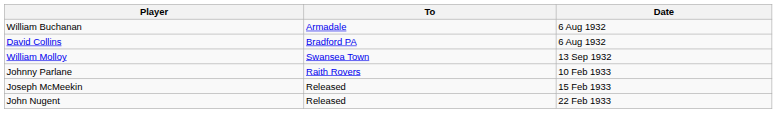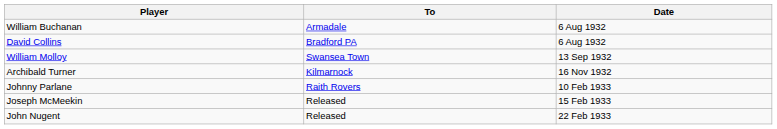+ row: (41, 72)
